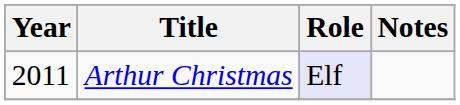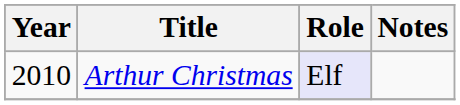(41, 74) 2011 -> (41, 74) 2010
